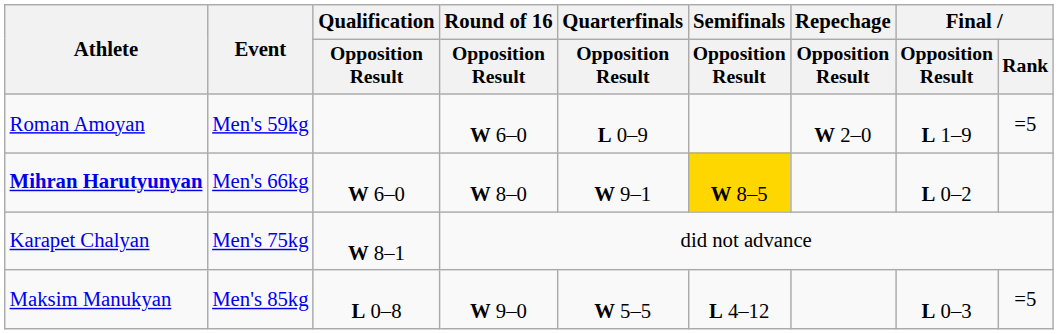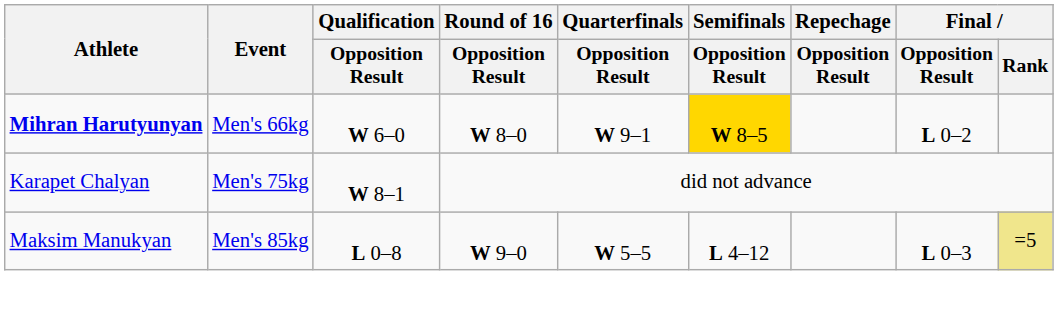- row: (77, 123)
(1025, 299) no background -> (1025, 241) khaki background
